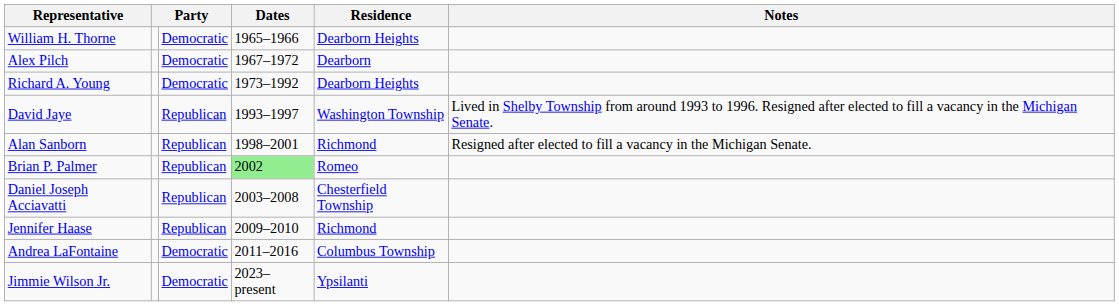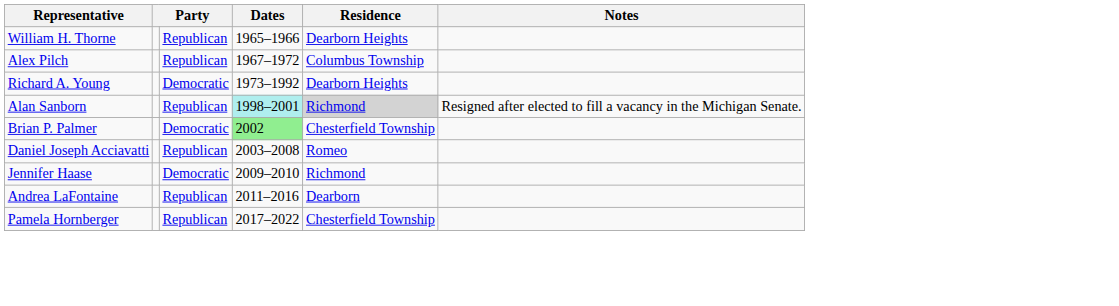(195, 38) Democratic -> (195, 38) Republican
(195, 60) Democratic -> (195, 60) Republican
(344, 60) Dearborn -> (365, 60) Columbus Township
- row: (40, 114)
(267, 144) no background -> (267, 106) paleturquoise background
(347, 144) no background -> (336, 106) lightgrey background
(194, 167) Republican -> (196, 128) Democratic
(338, 167) Romeo -> (370, 128) Chesterfield Township
(352, 197) Chesterfield Township -> (327, 151) Romeo
(194, 228) Republican -> (196, 173) Democratic
(195, 251) Democratic -> (195, 196) Republican
(376, 251) Columbus Township -> (333, 196) Dearborn
+ row: (63, 219)
- row: (59, 281)
